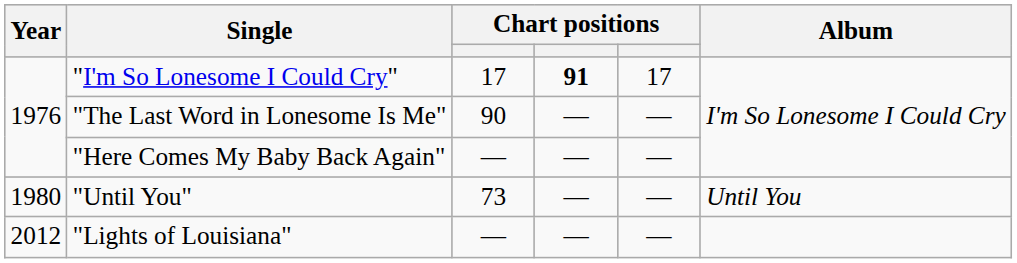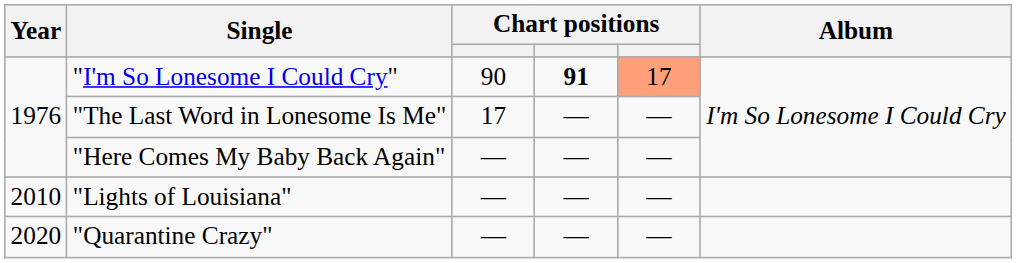(493, 76) 17 -> (493, 76) 90
(659, 76) no background -> (659, 76) lightsalmon background
(493, 116) 90 -> (493, 116) 17
- row: (132, 196)
(36, 236) 2012 -> (36, 196) 2010
+ row: (173, 236)
